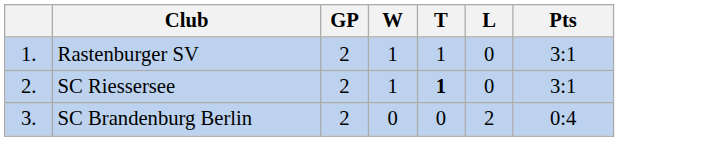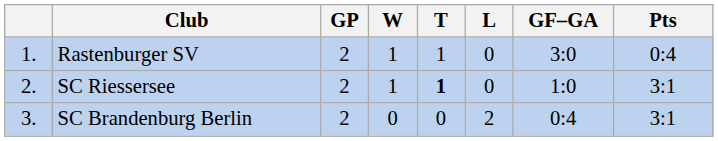+ column: (563, 20)
(563, 53) 3:1 -> (663, 53) 0:4
(563, 119) 0:4 -> (663, 119) 3:1
